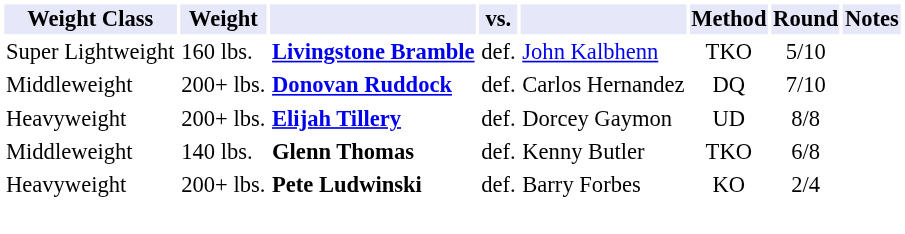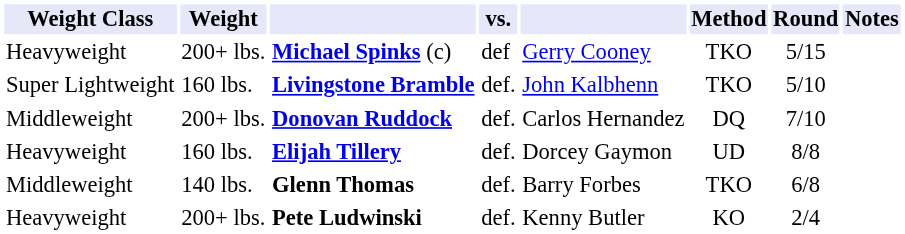+ row: (362, 52)
(223, 118) 200+ lbs. -> (217, 151) 160 lbs.
(583, 151) Kenny Butler -> (582, 184) Barry Forbes
(582, 184) Barry Forbes -> (583, 218) Kenny Butler
